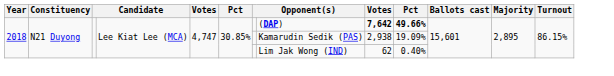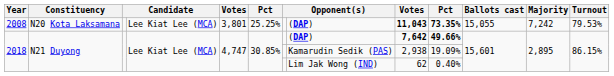+ row: (16, 24)
